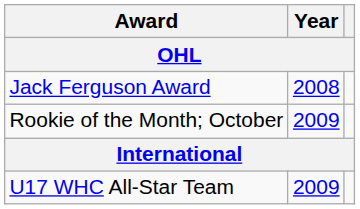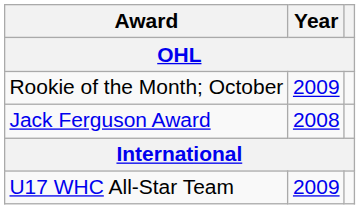rows swapped: (110, 87) <-> (146, 120)
